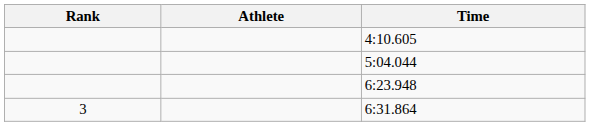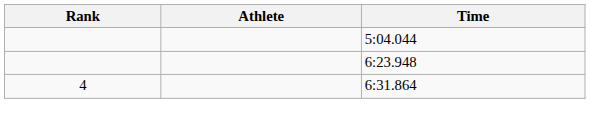- row: (391, 39)
(83, 109) 3 -> (83, 86) 4
